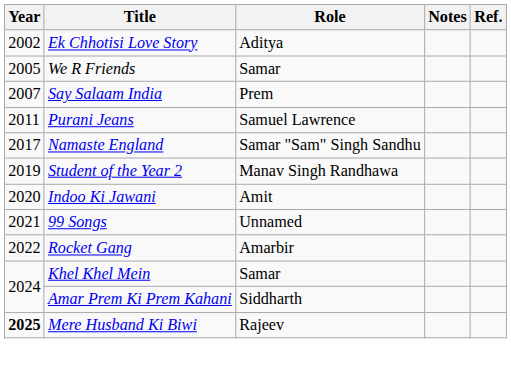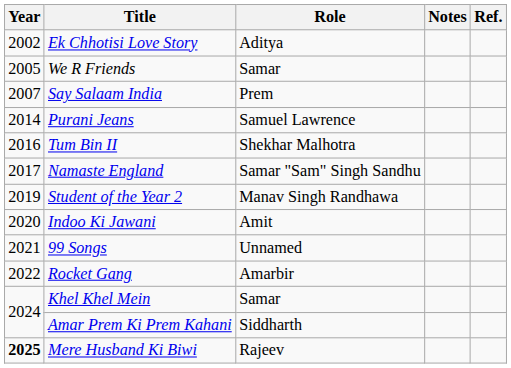(24, 119) 2011 -> (24, 119) 2014
+ row: (83, 145)
